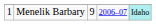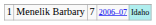(92, 12) 9 -> (92, 12) 7
